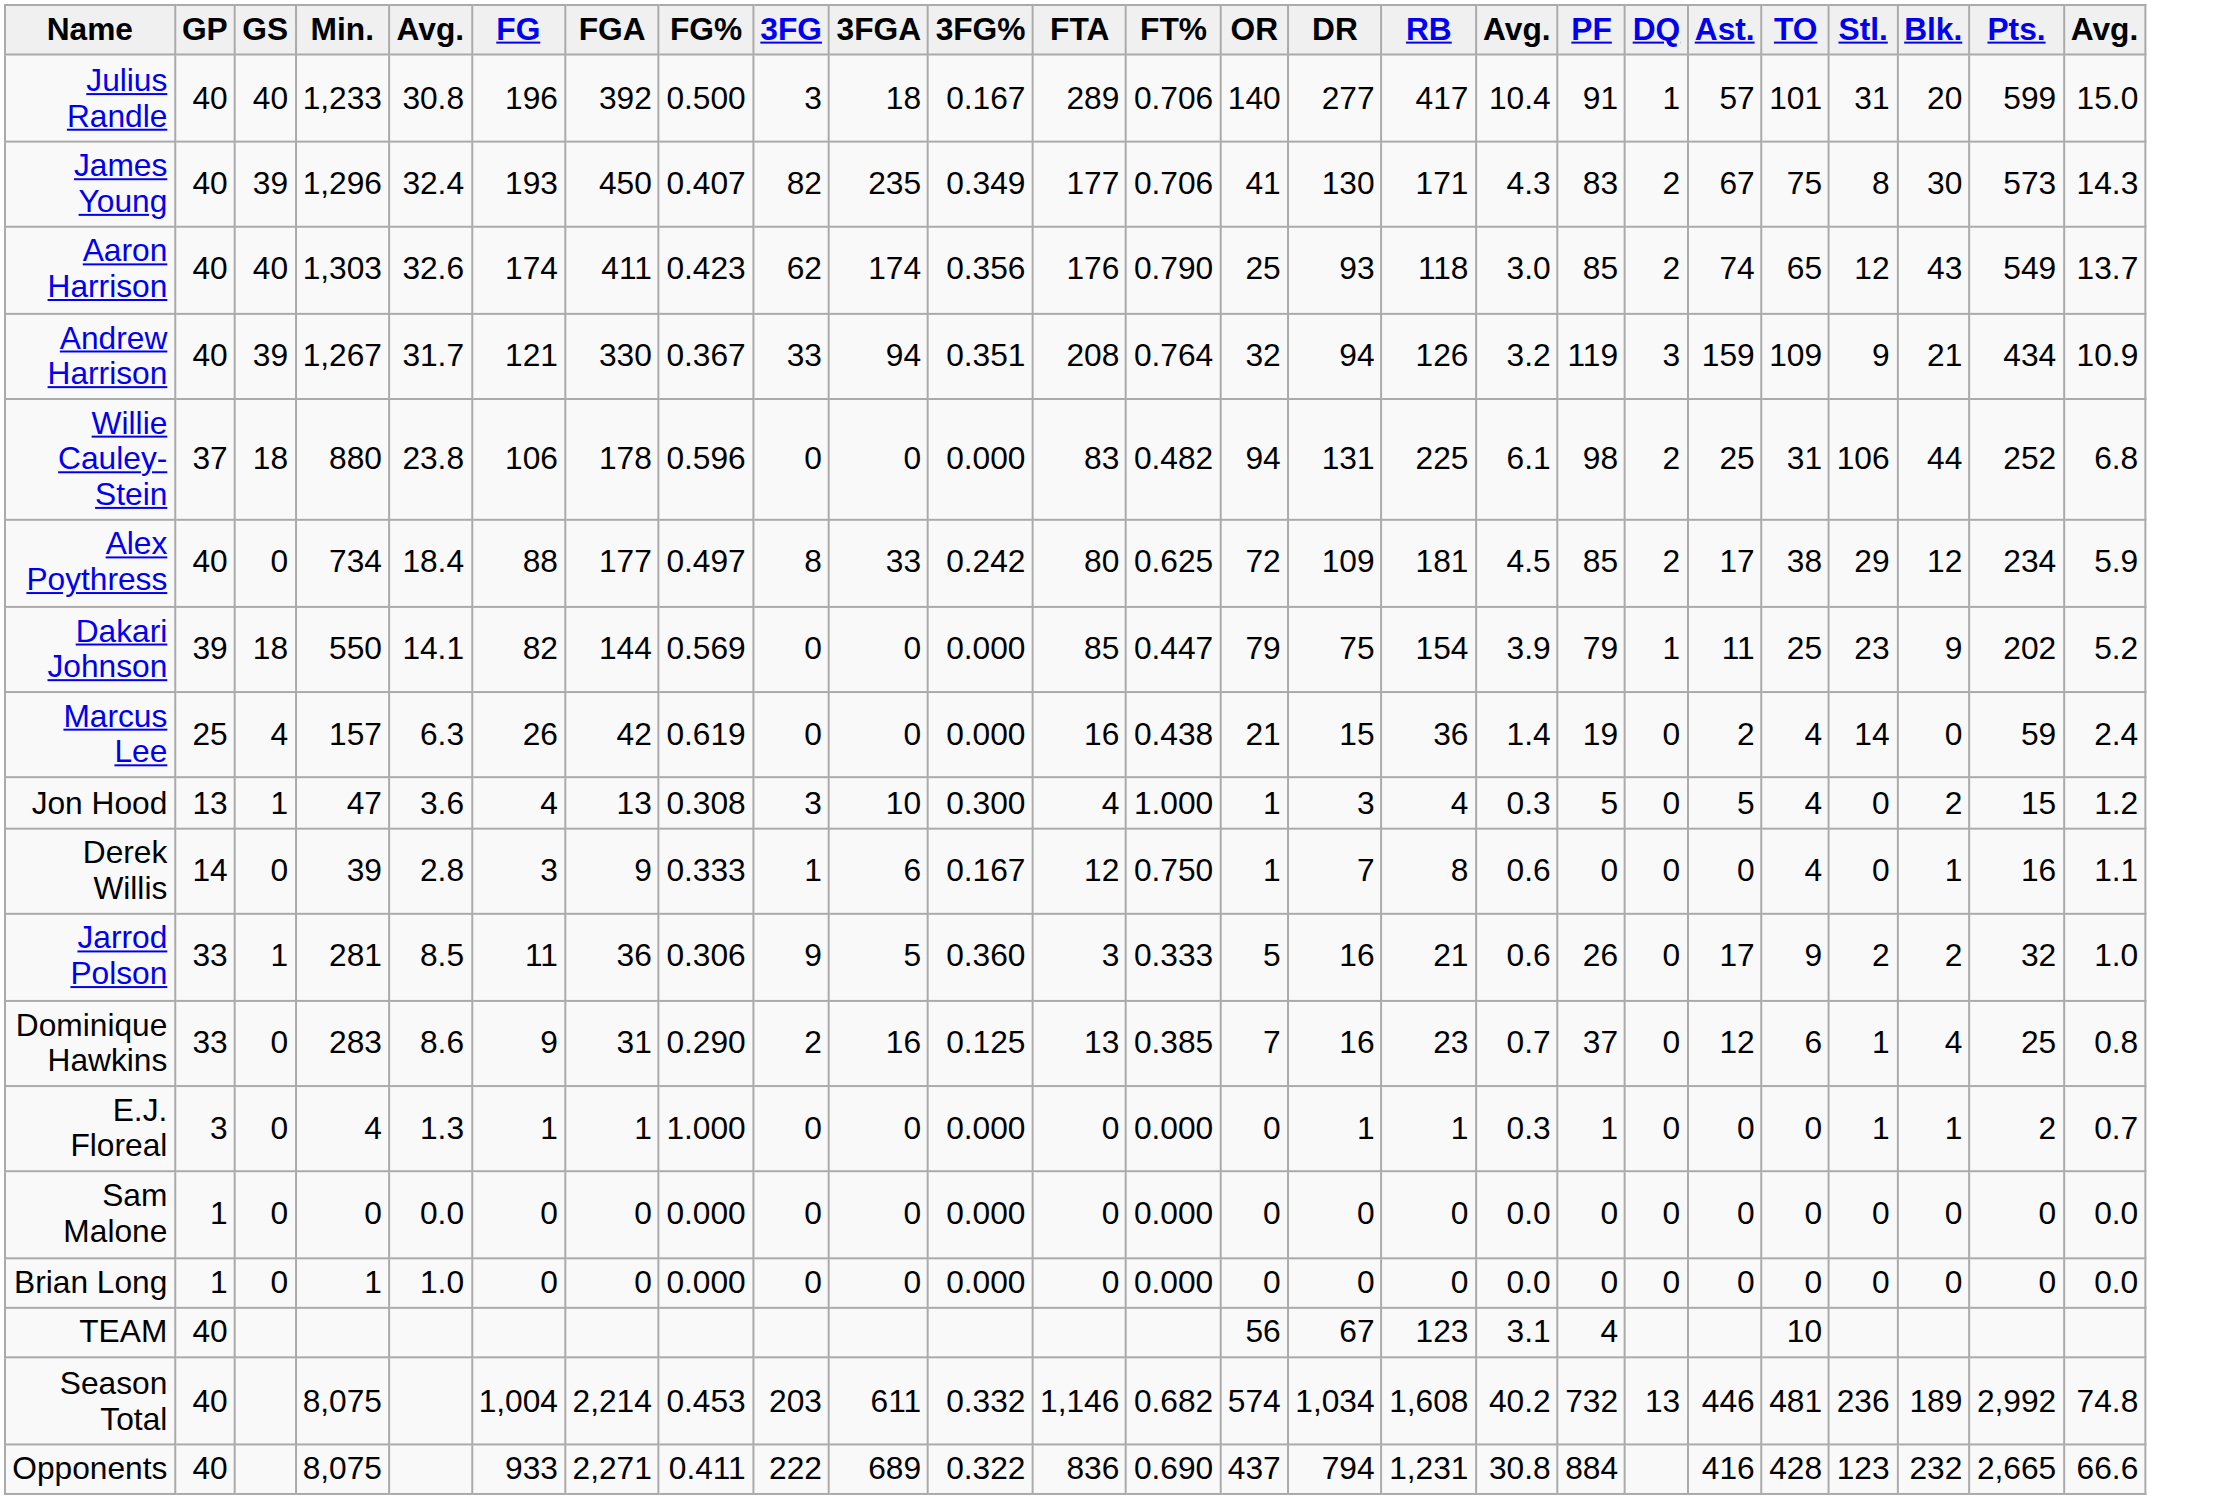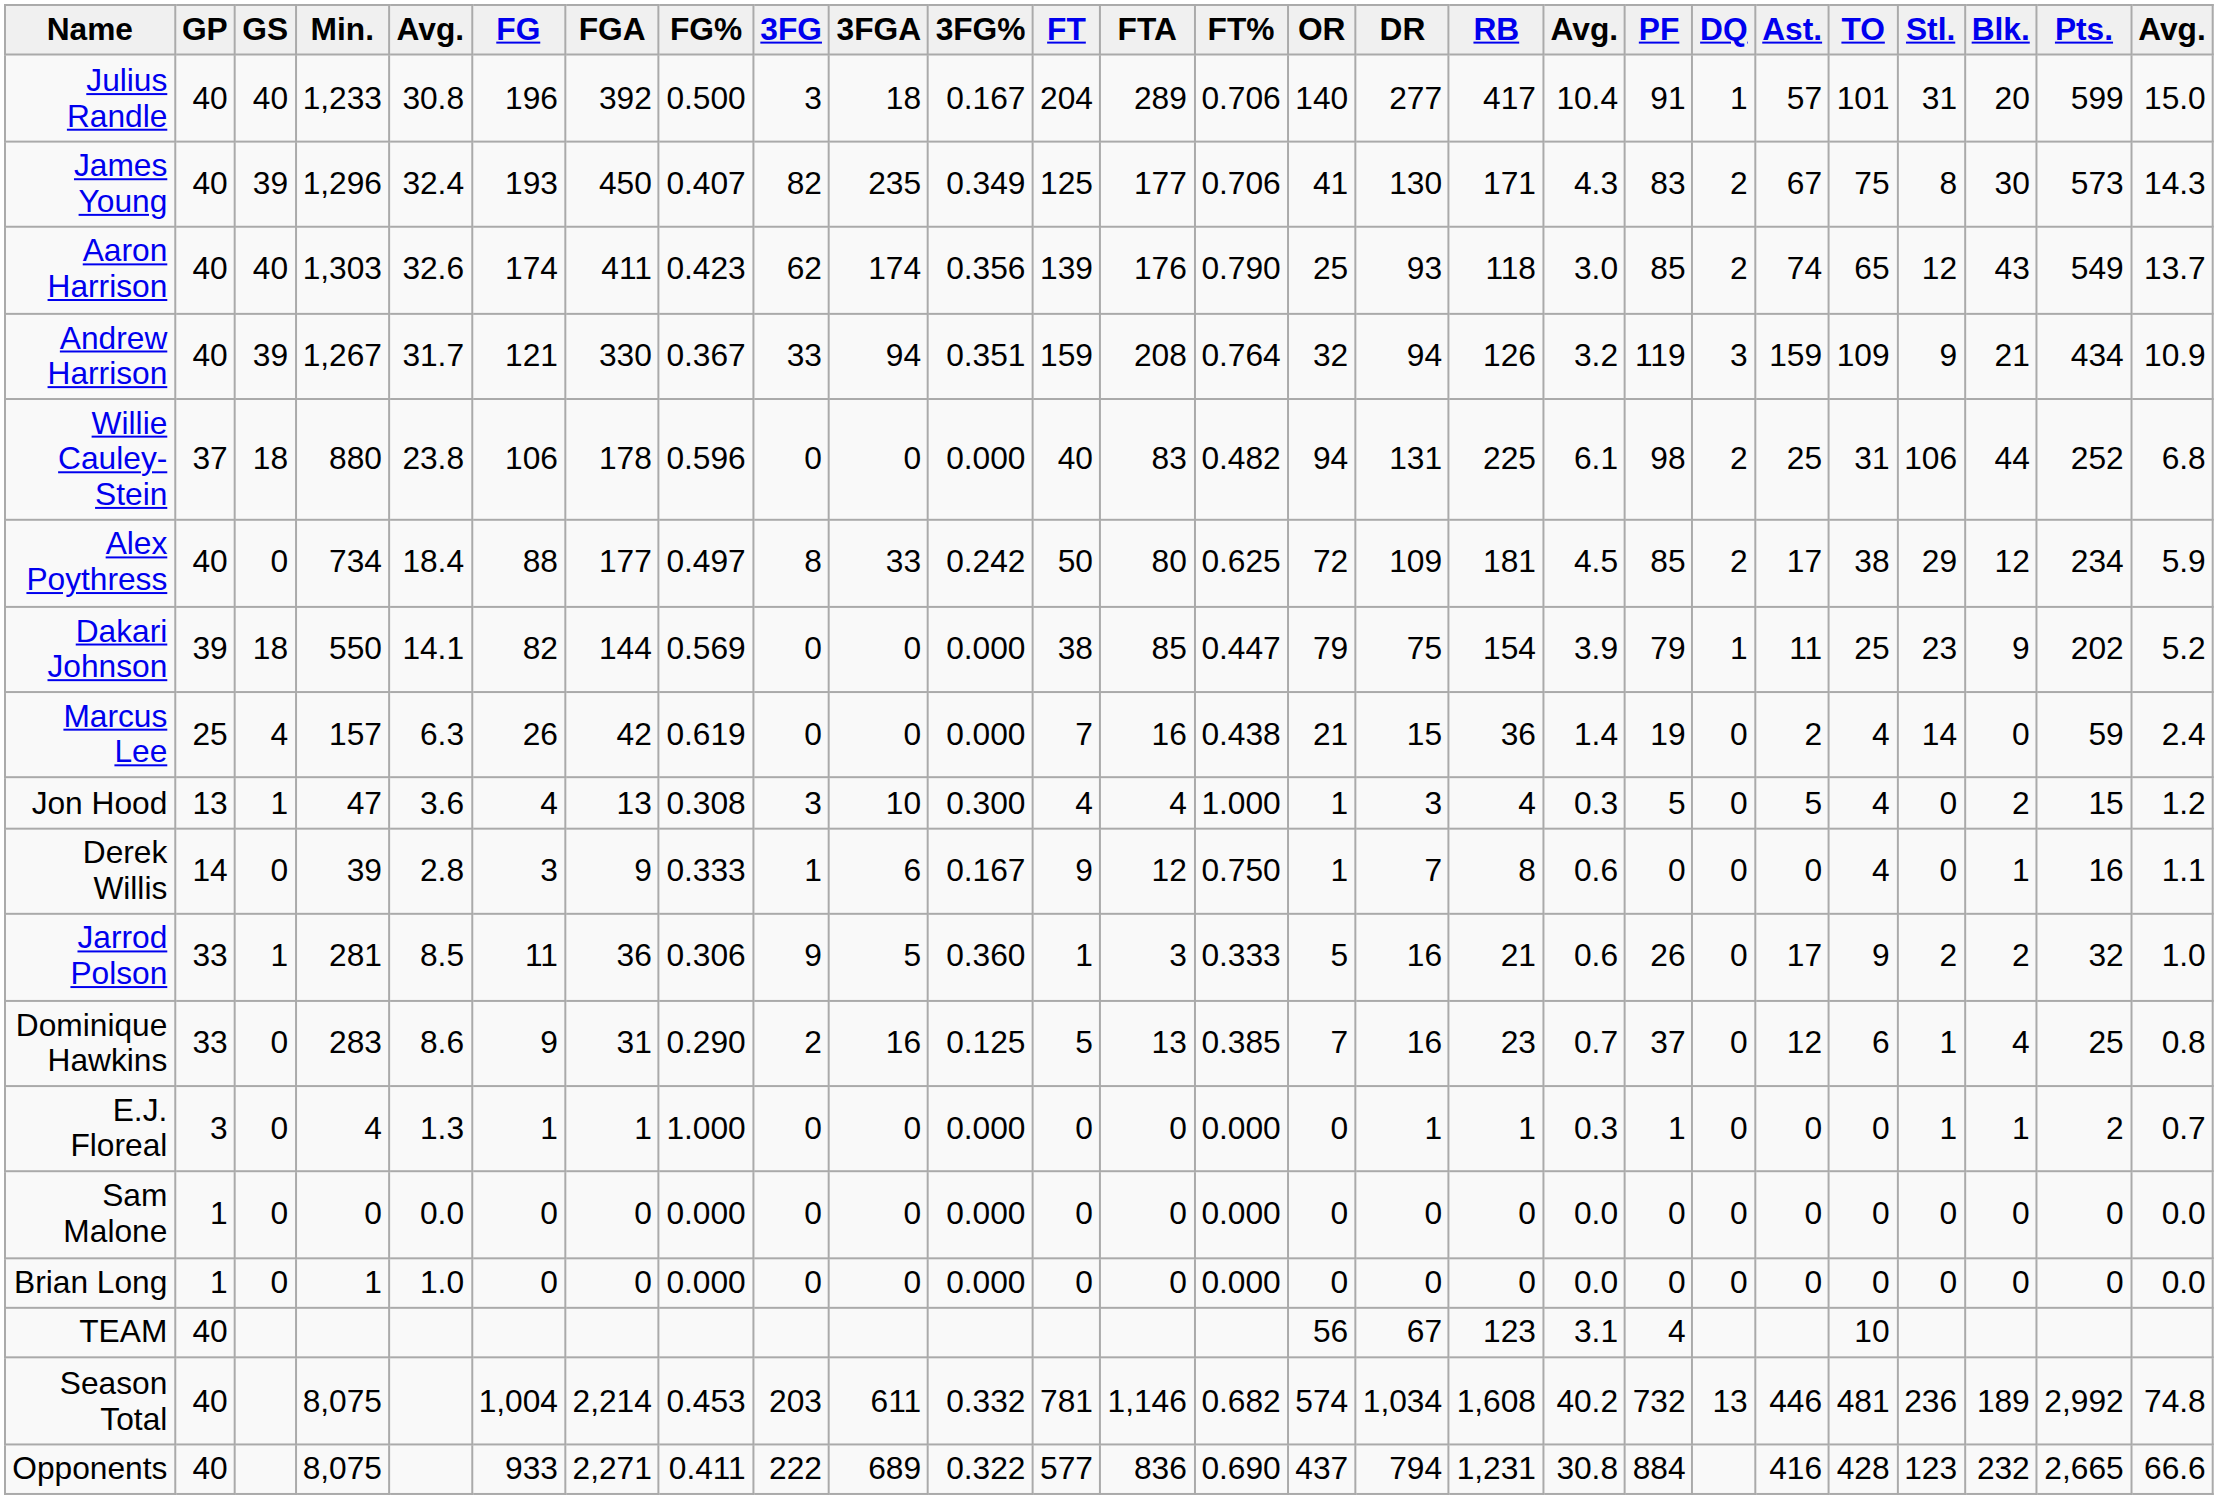+ column: (1066, 29)
